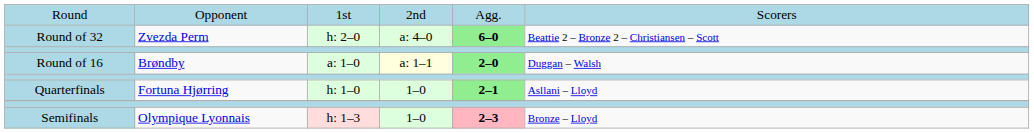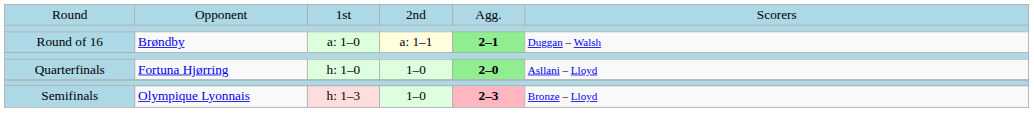- row: (70, 36)
(488, 63) 2–0 -> (488, 42) 2–1
(488, 90) 2–1 -> (488, 69) 2–0
